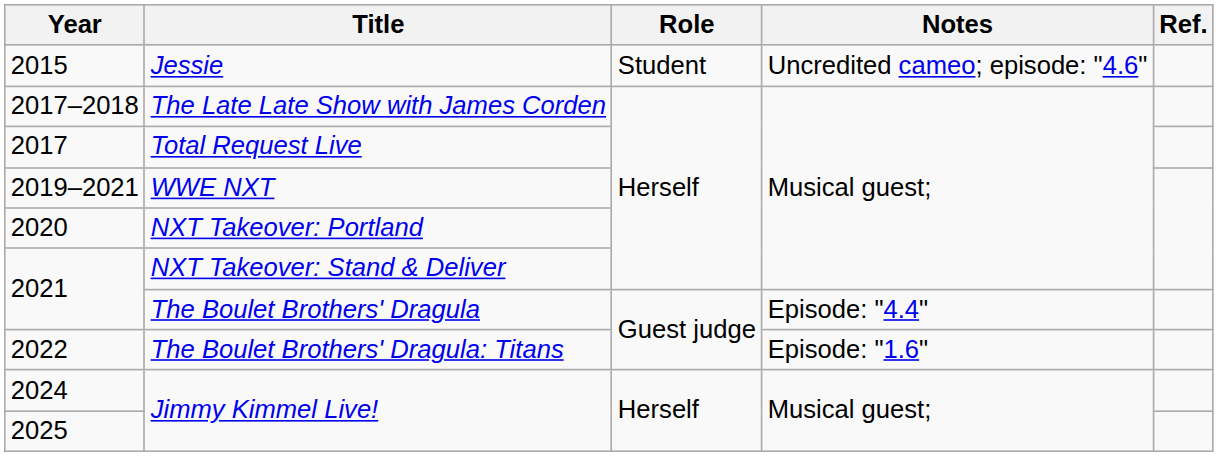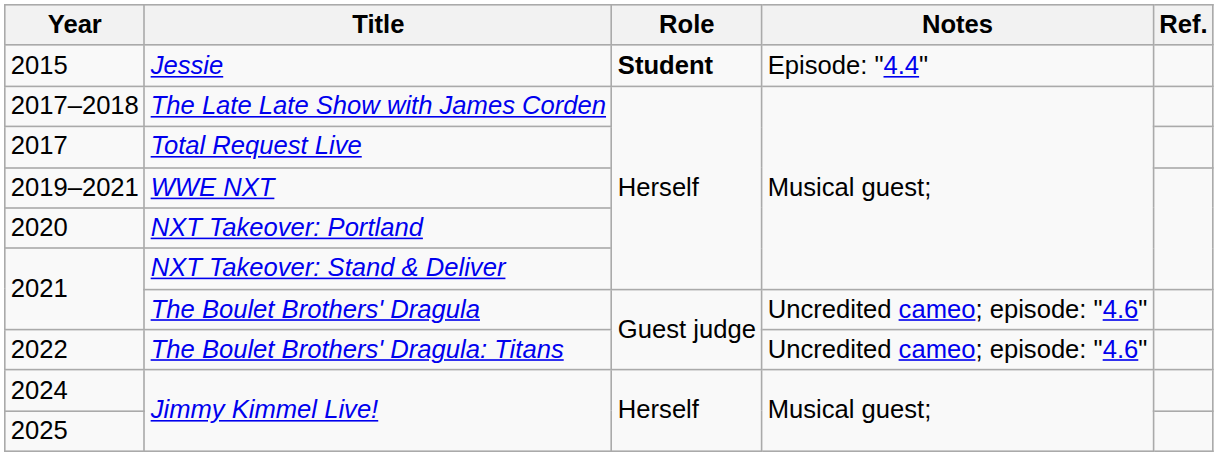(662, 65) normal -> (665, 65) bold
(958, 65) Uncredited cameo; episode: "4.6" -> (848, 65) Episode: "4.4"
(848, 308) Episode: "4.4" -> (958, 308) Uncredited cameo; episode: "4.6"
(848, 349) Episode: "1.6" -> (958, 349) Uncredited cameo; episode: "4.6"
